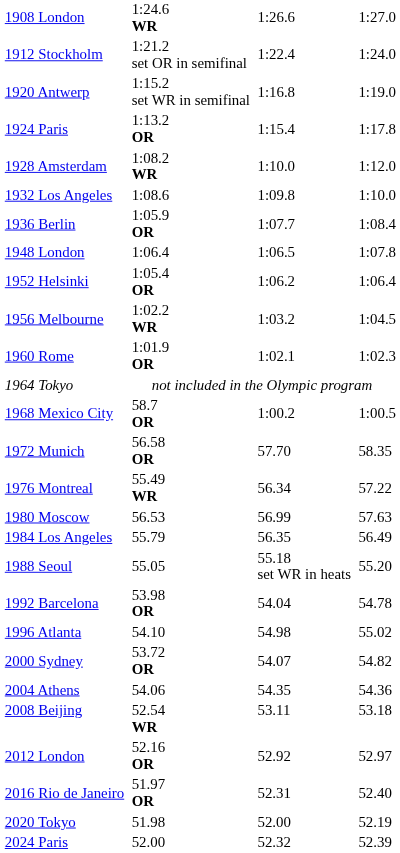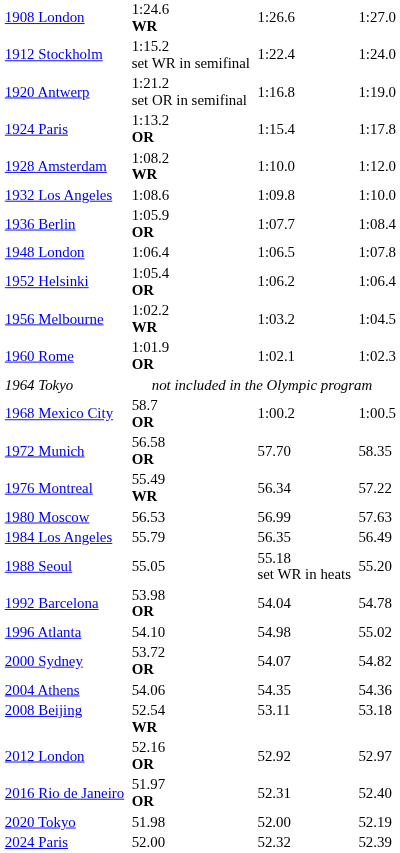(189, 54) 1:21.2 set OR in semifinal -> (191, 54) 1:15.2 set WR in semifinal
(191, 91) 1:15.2 set WR in semifinal -> (189, 91) 1:21.2 set OR in semifinal
